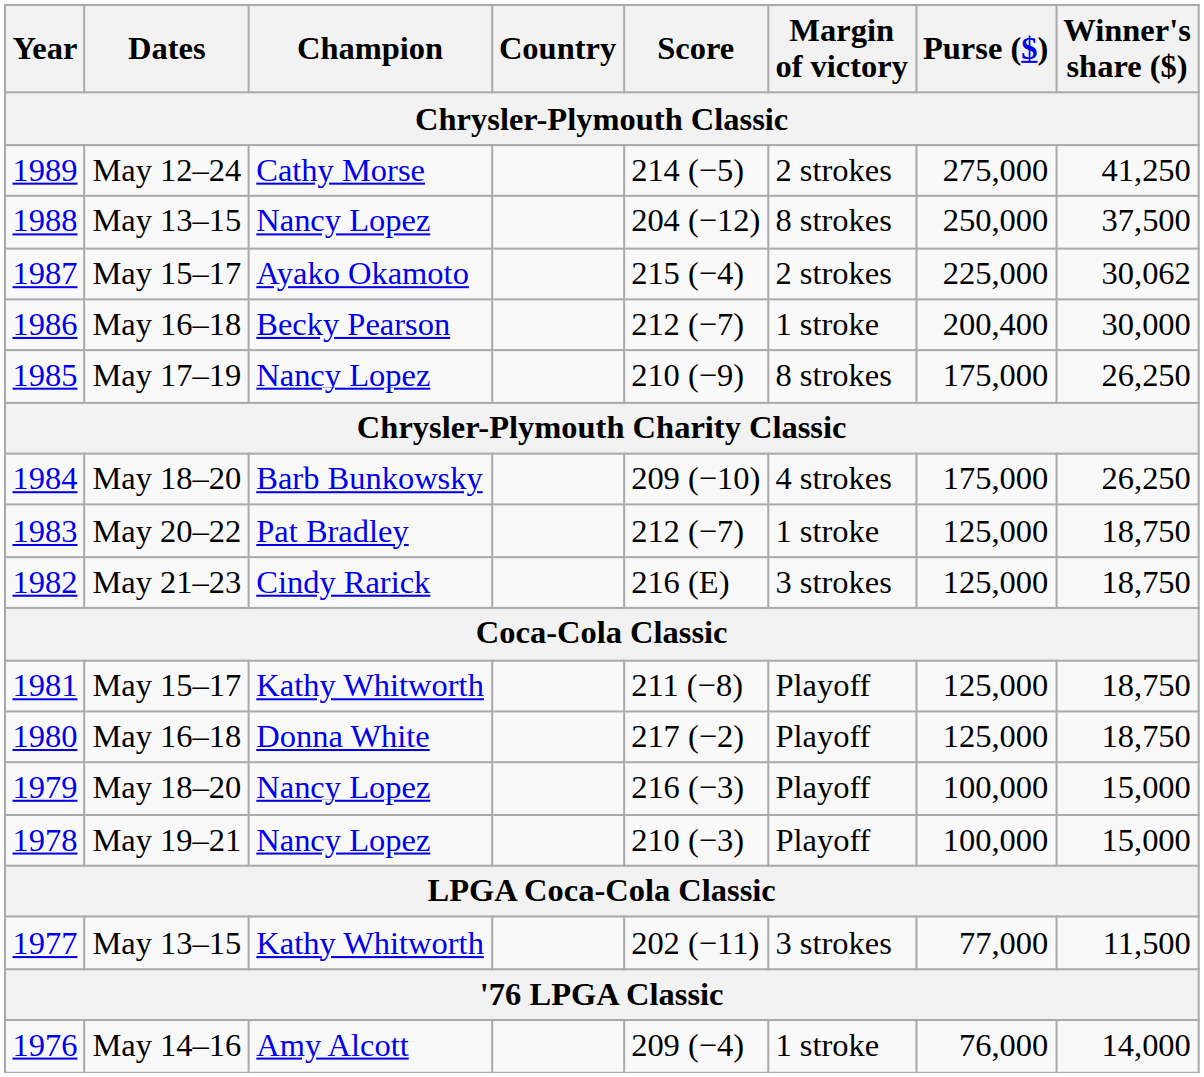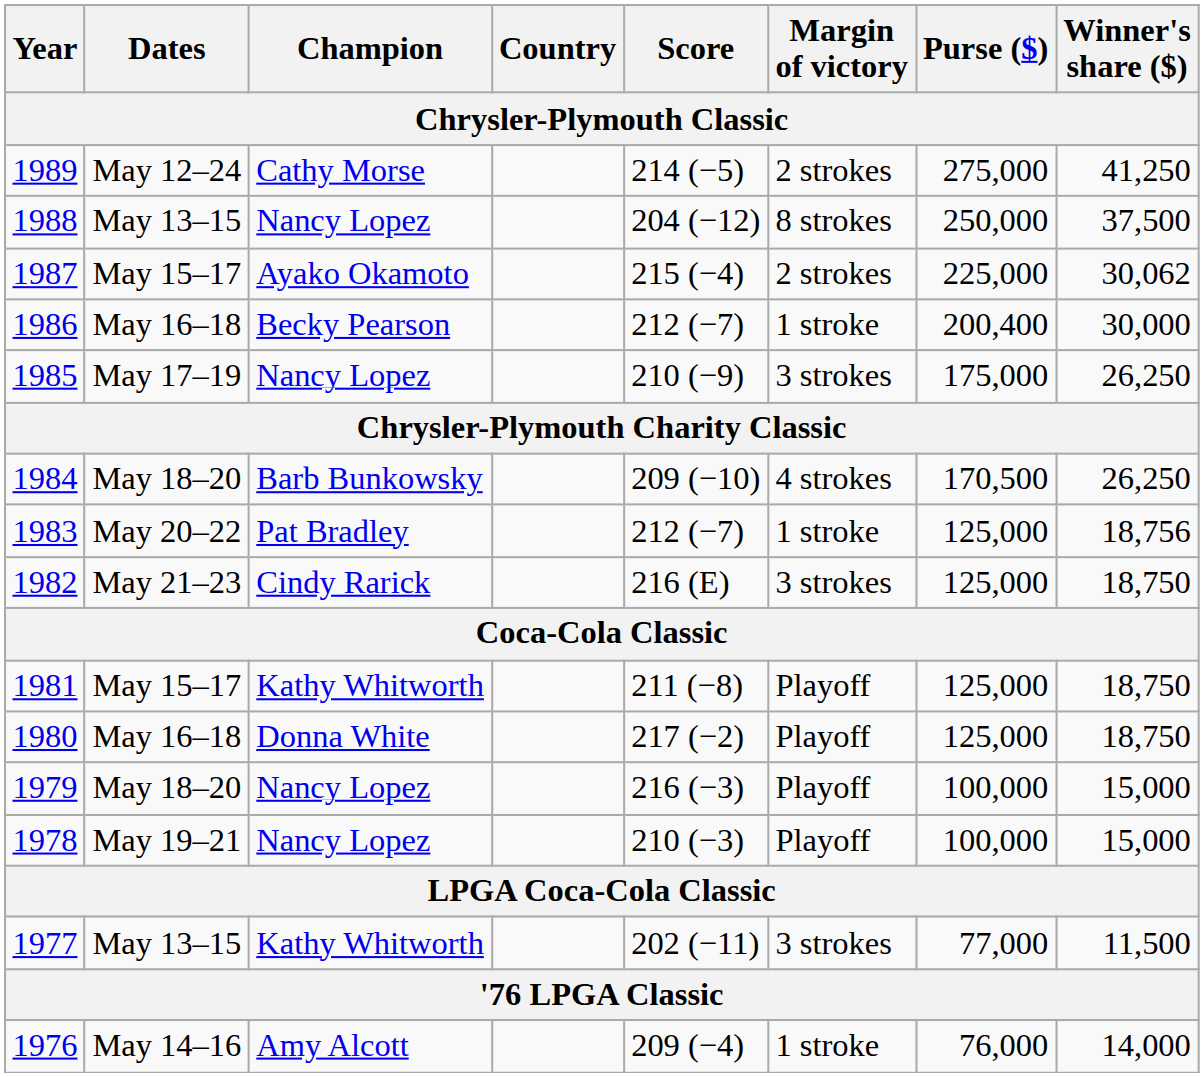(834, 375) 8 strokes -> (834, 375) 3 strokes
(996, 478) 175,000 -> (996, 478) 170,500
(1146, 530) 18,750 -> (1146, 530) 18,756
